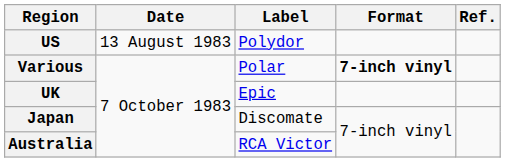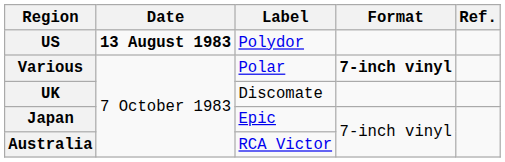(166, 43) normal -> (166, 43) bold
(257, 94) Epic -> (281, 94) Discomate
(281, 119) Discomate -> (257, 119) Epic
